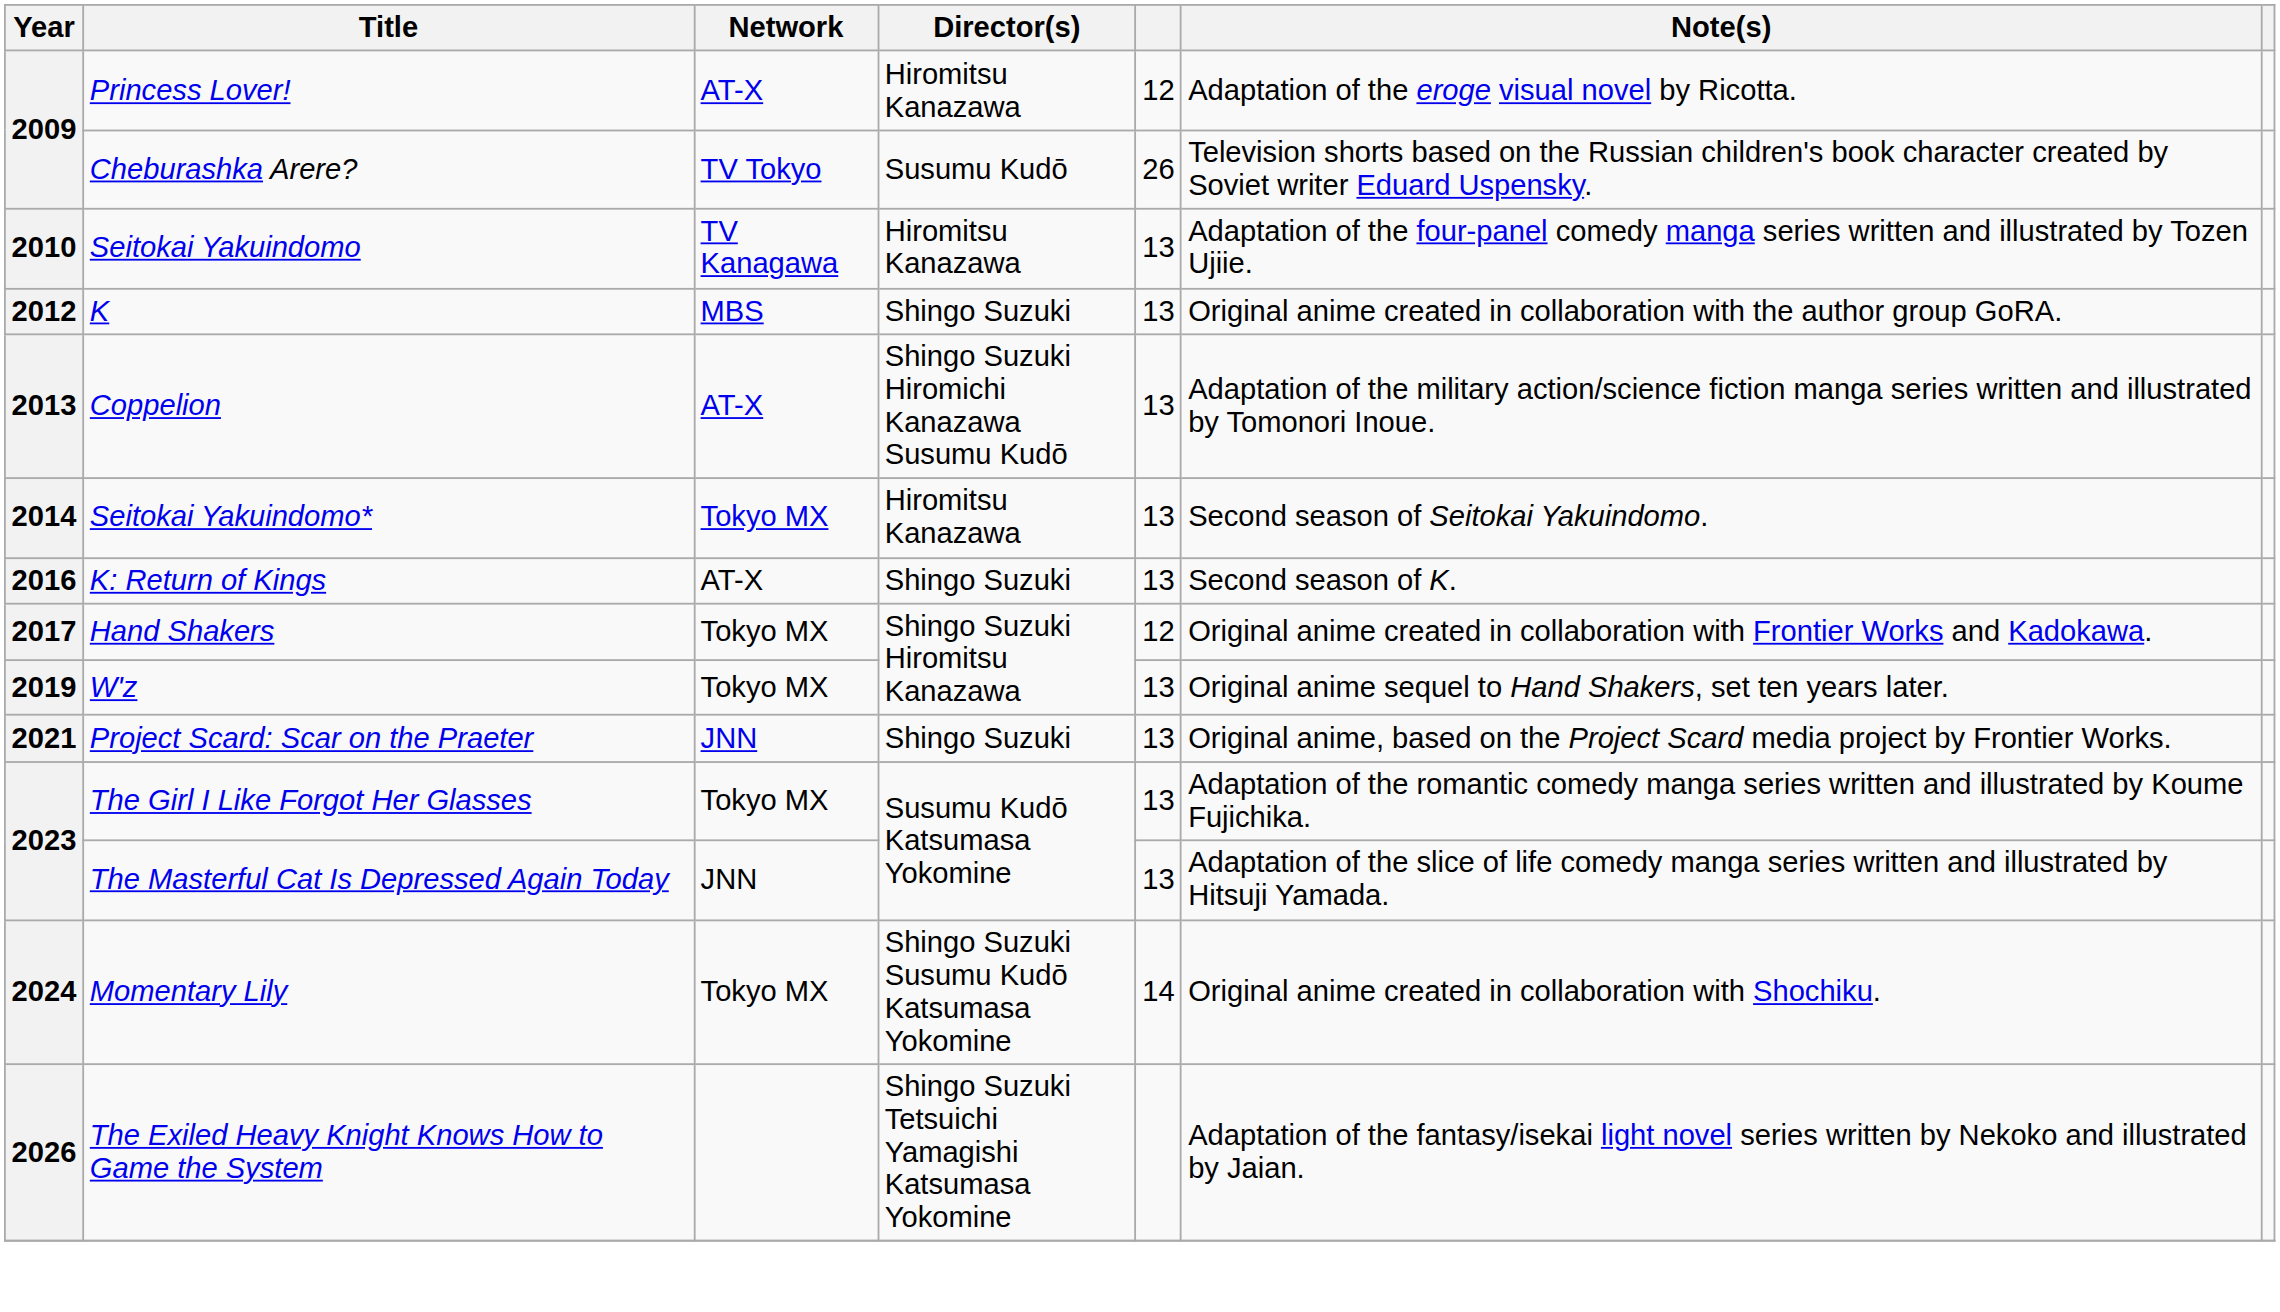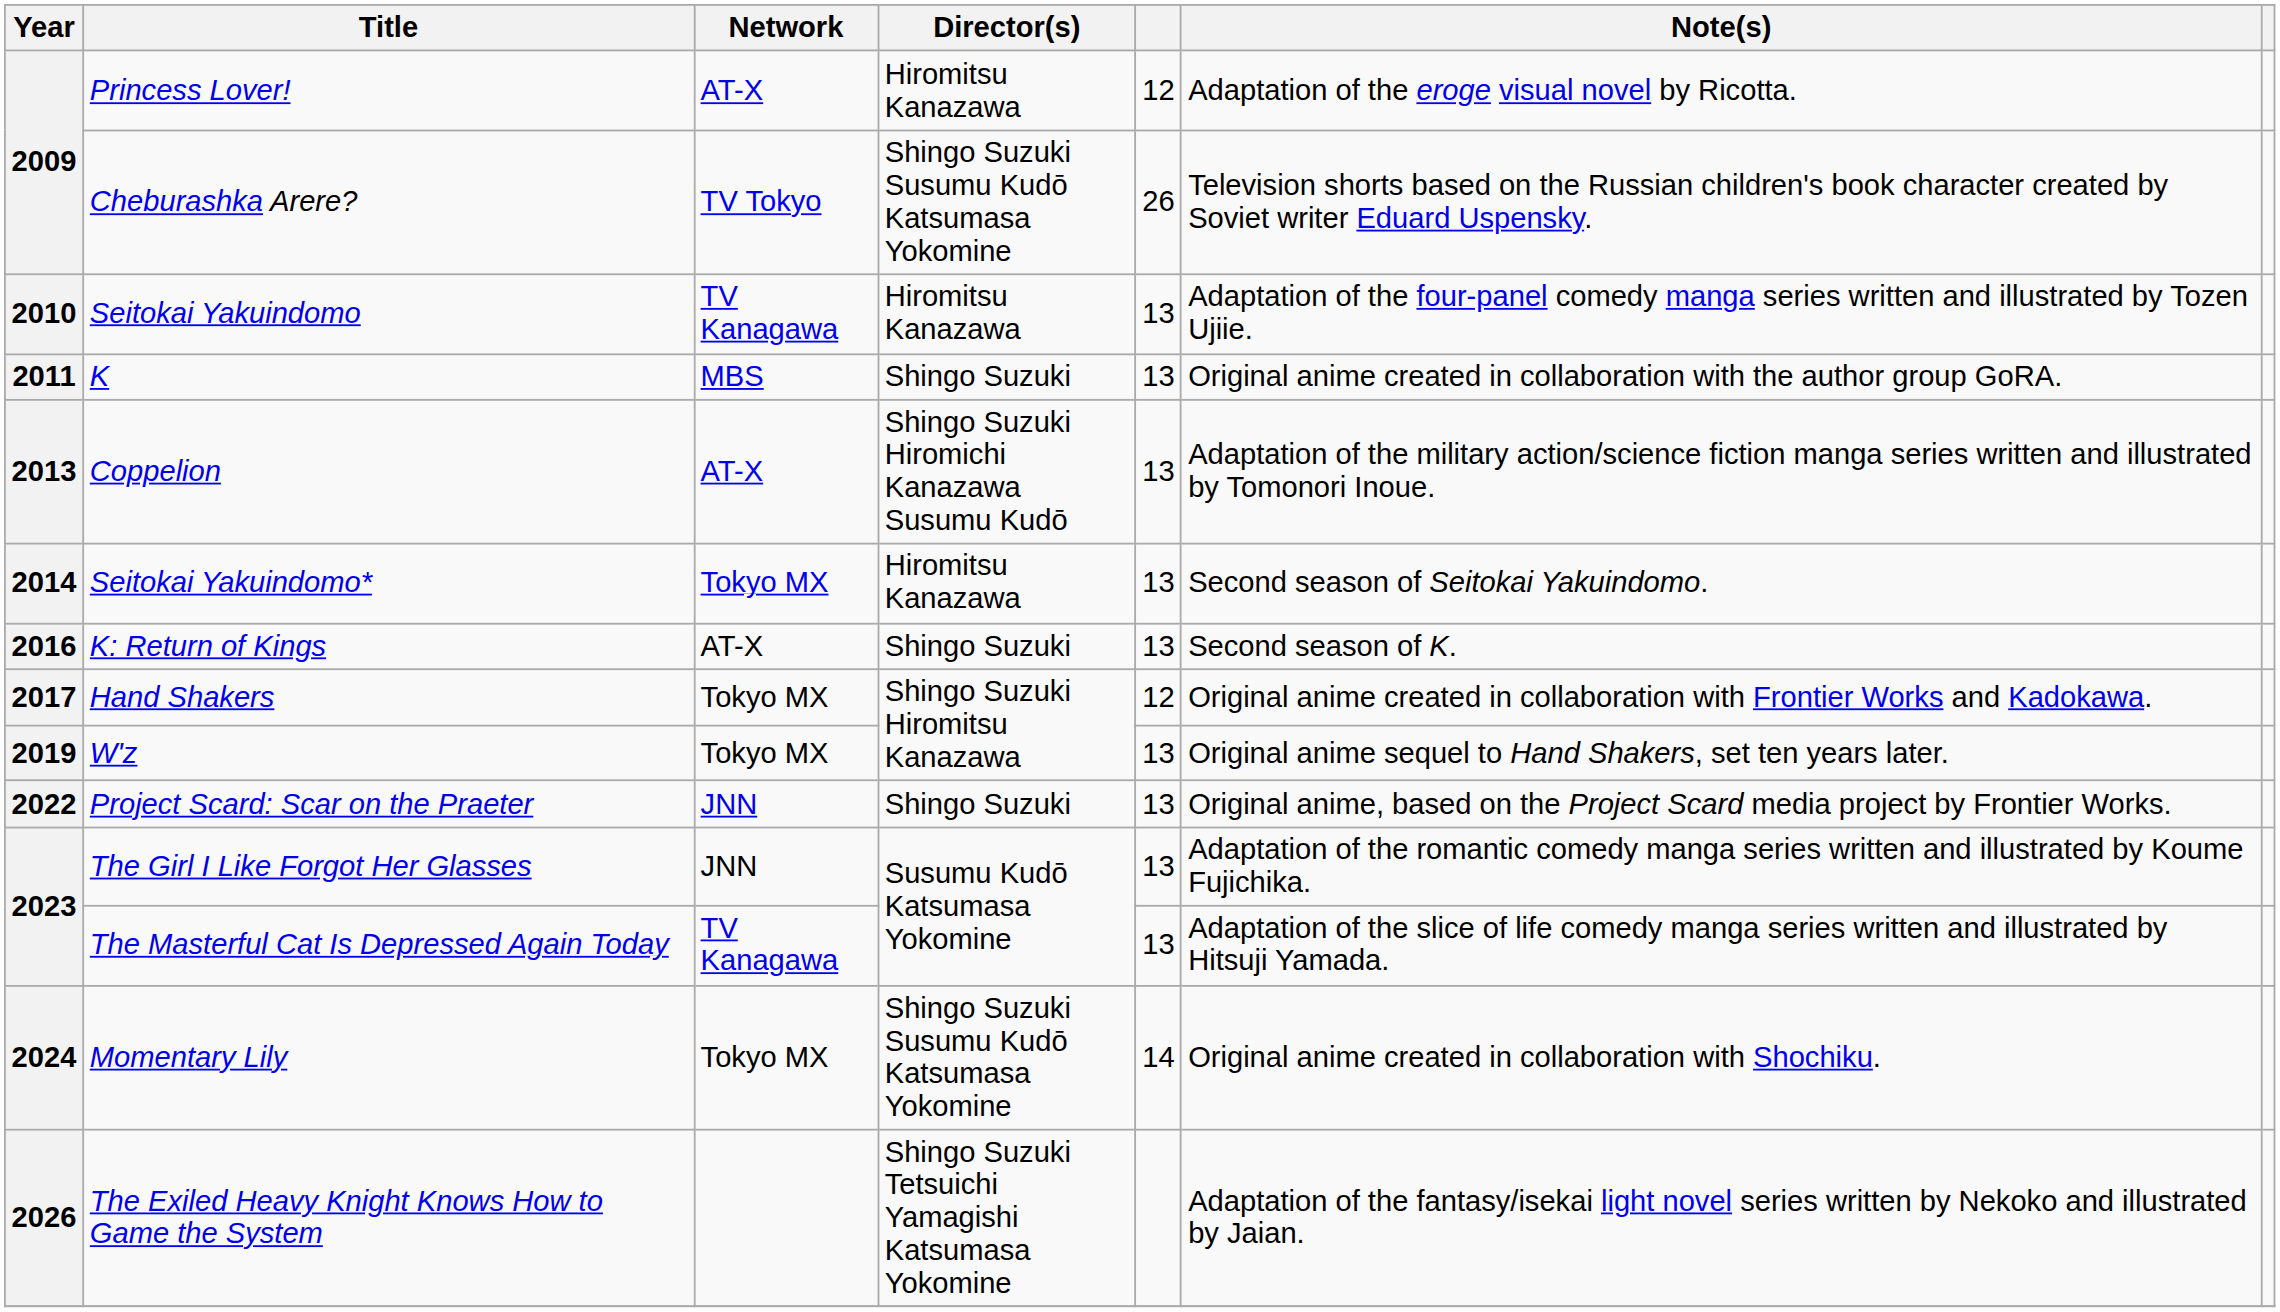(976, 169) Susumu Kudō -> (978, 201) Shingo Suzuki Susumu Kudō Katsumasa Yokomine
(44, 310) 2012 -> (44, 376) 2011
(44, 738) 2021 -> (44, 803) 2022
(765, 800) Tokyo MX -> (729, 866) JNN
(729, 879) JNN -> (769, 945) TV Kanagawa
